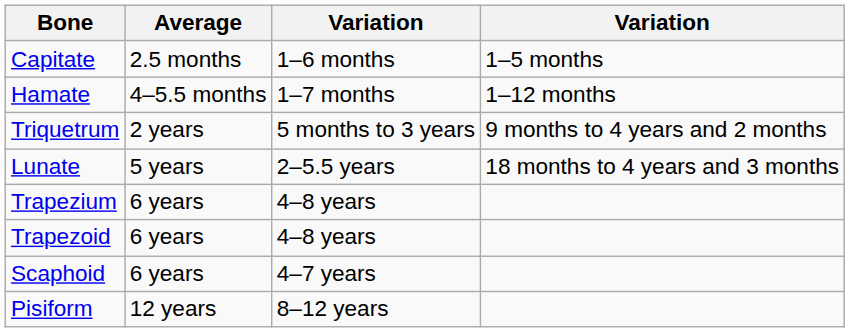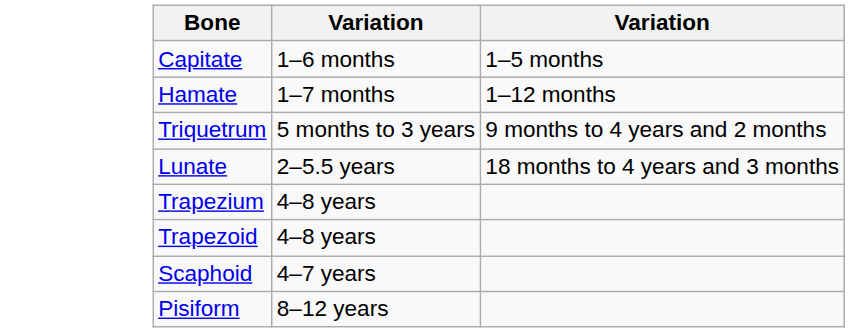- column: (198, 22)
